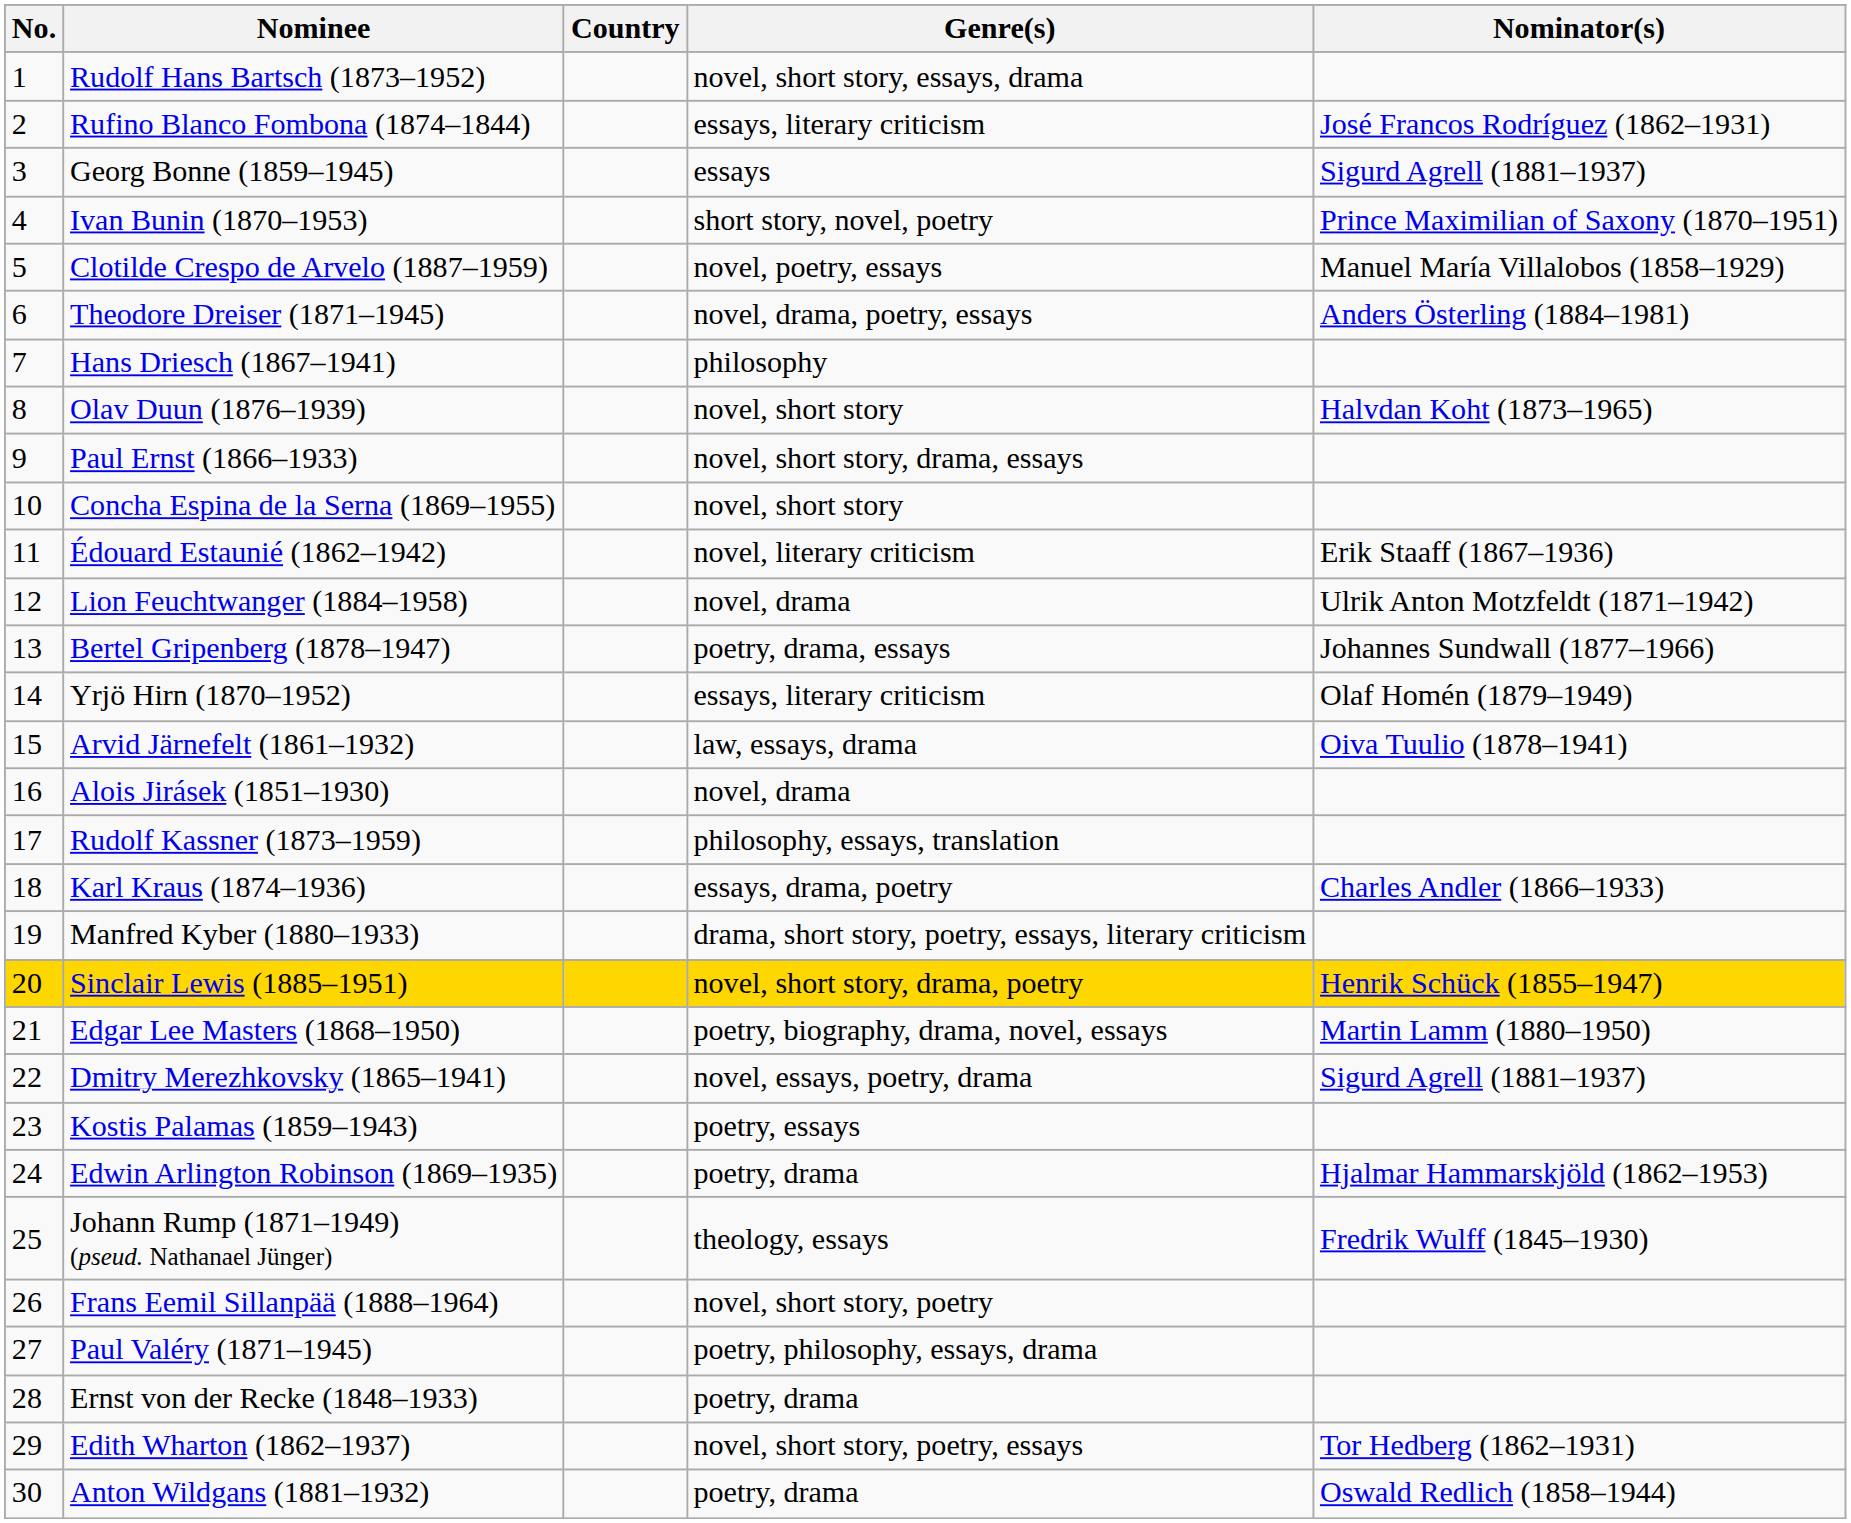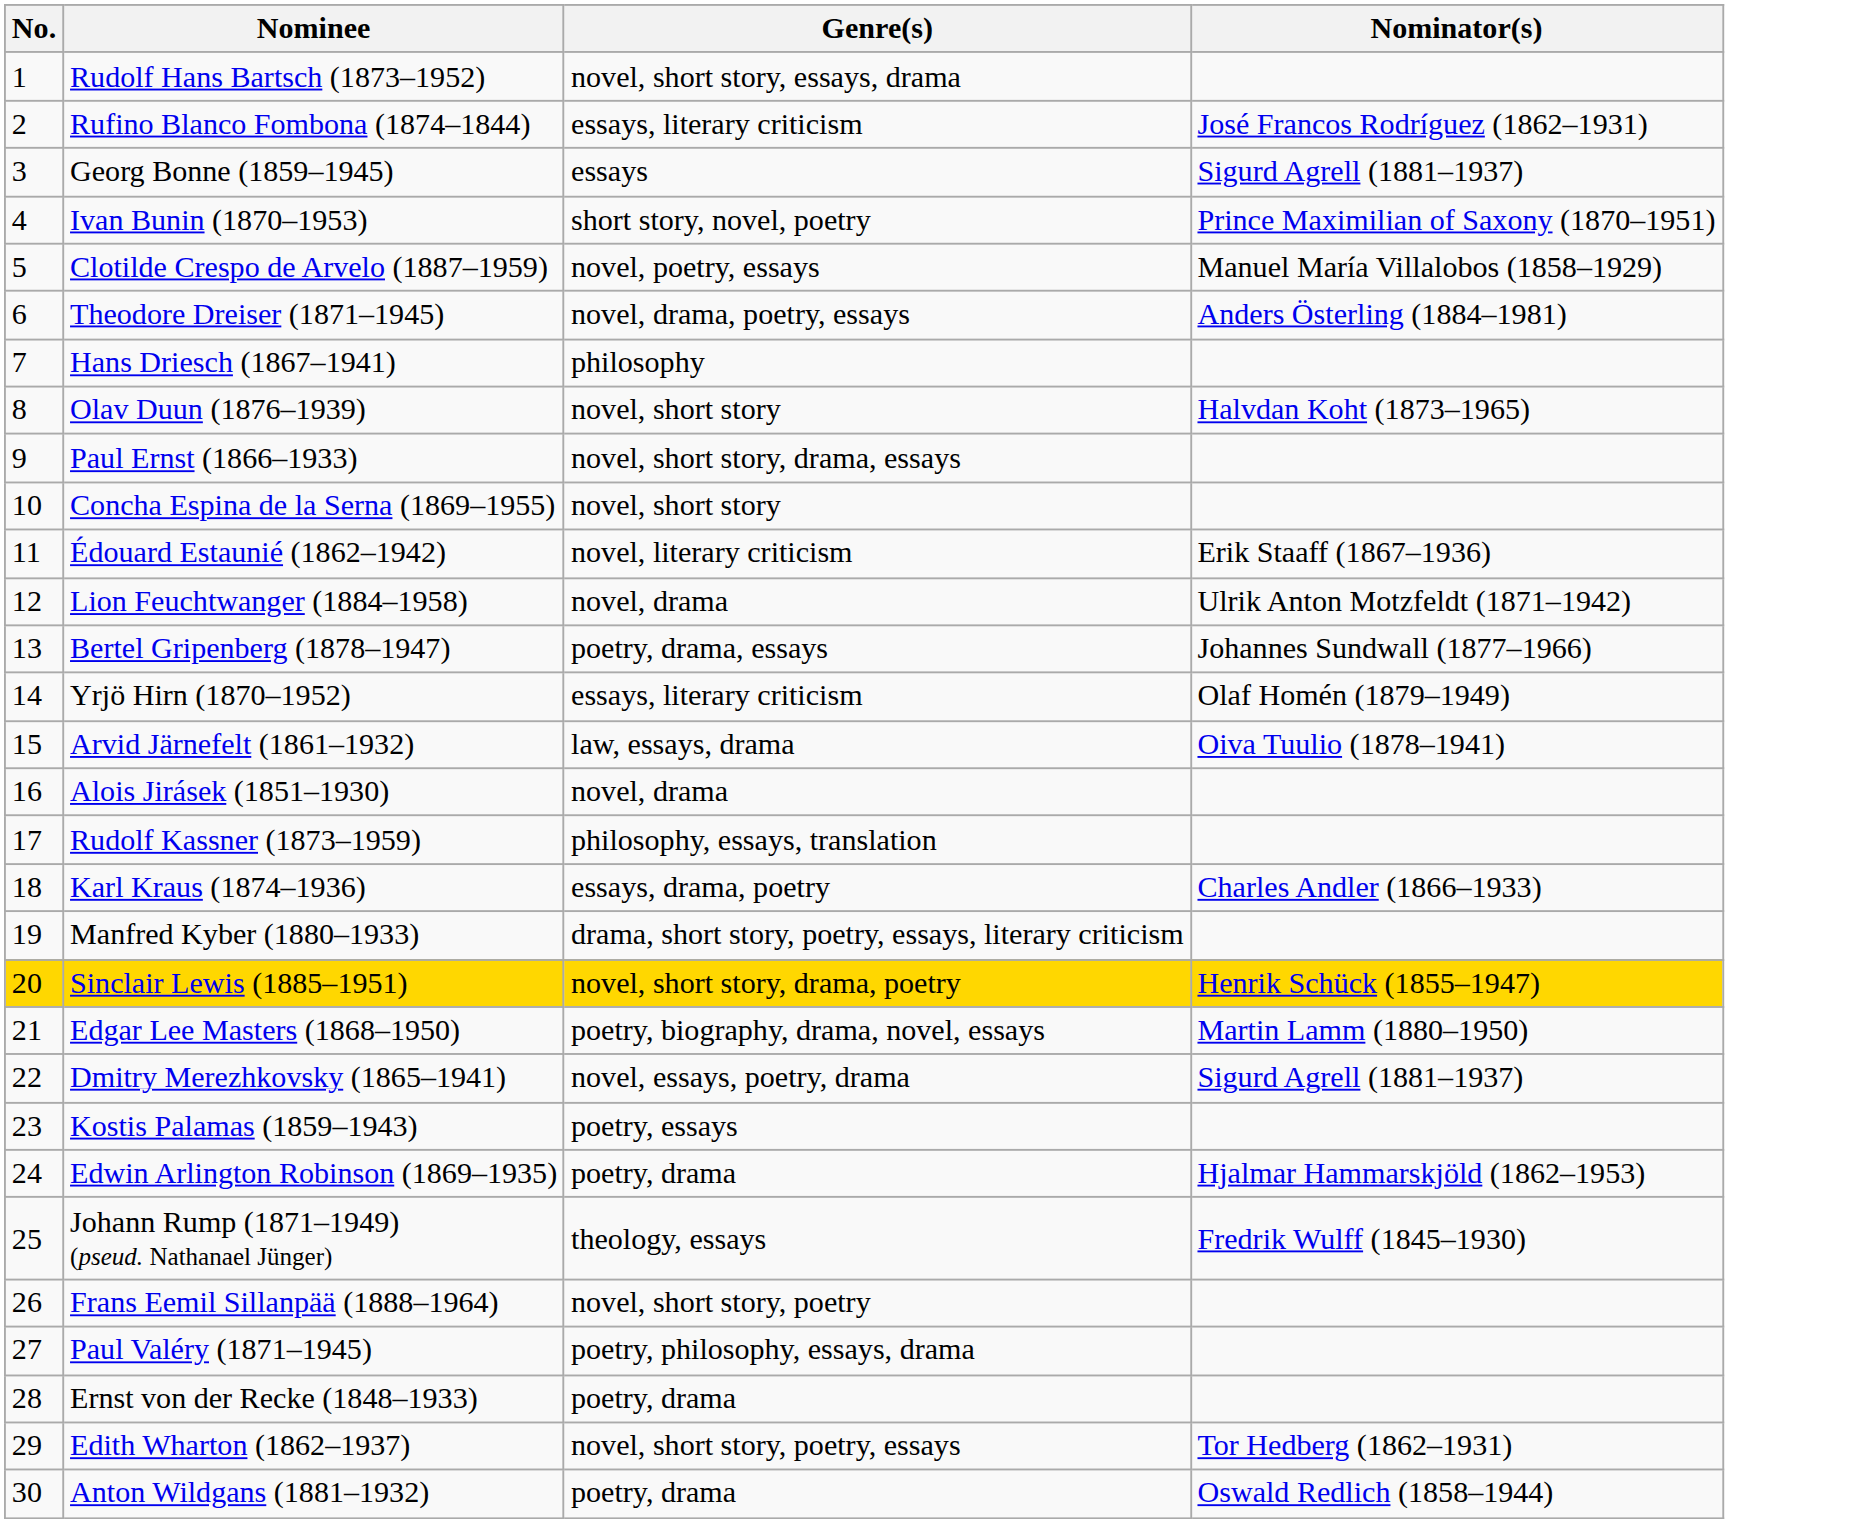- column: (625, 28)
